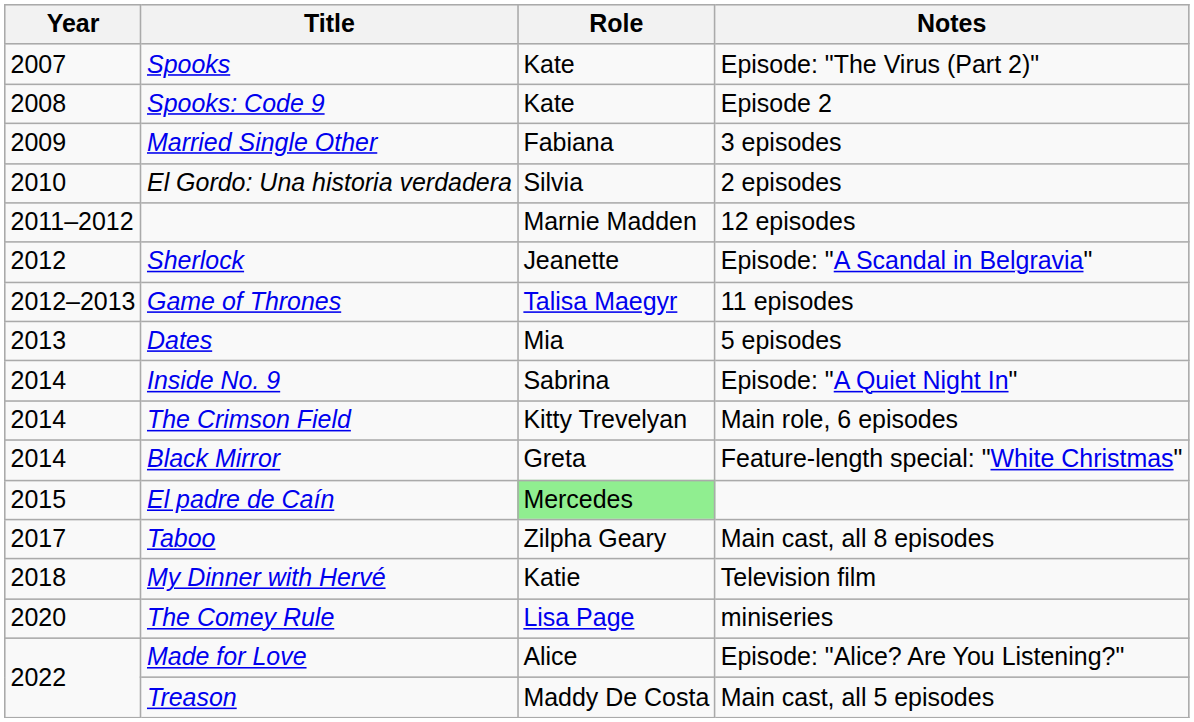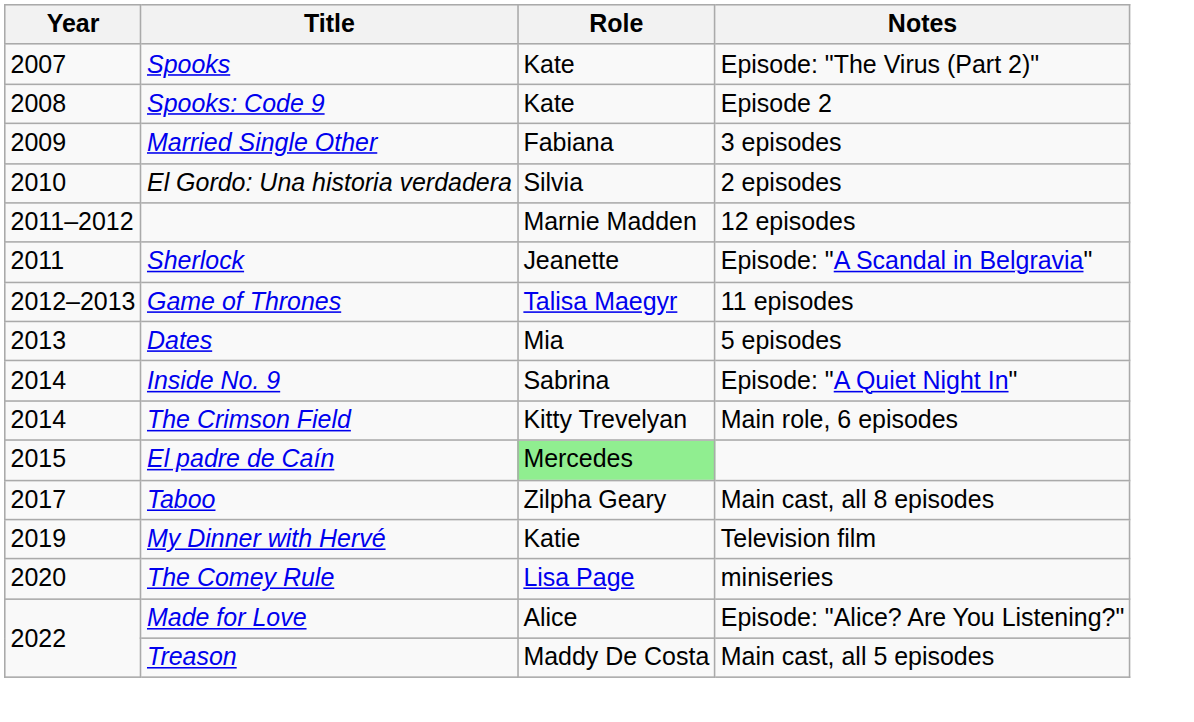(38, 261) 2012 -> (37, 261) 2011
- row: (214, 459)
(38, 578) 2018 -> (38, 538) 2019
